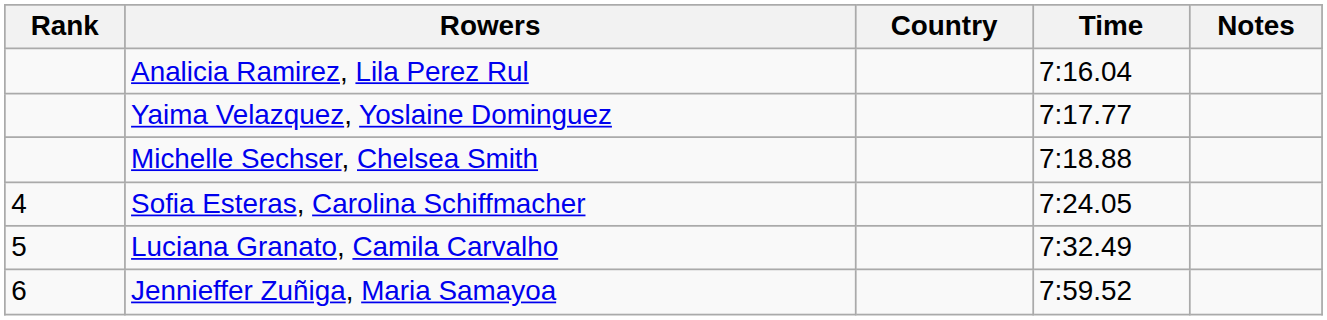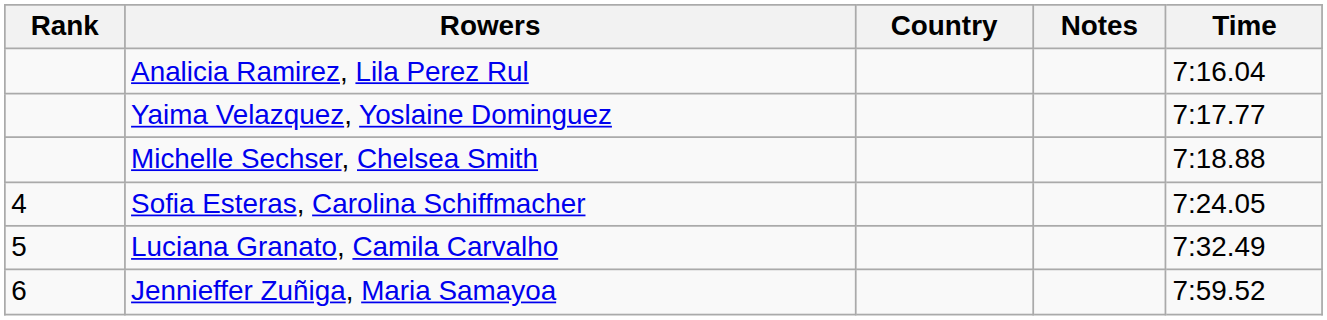columns swapped: (1111, 26) <-> (1256, 26)
